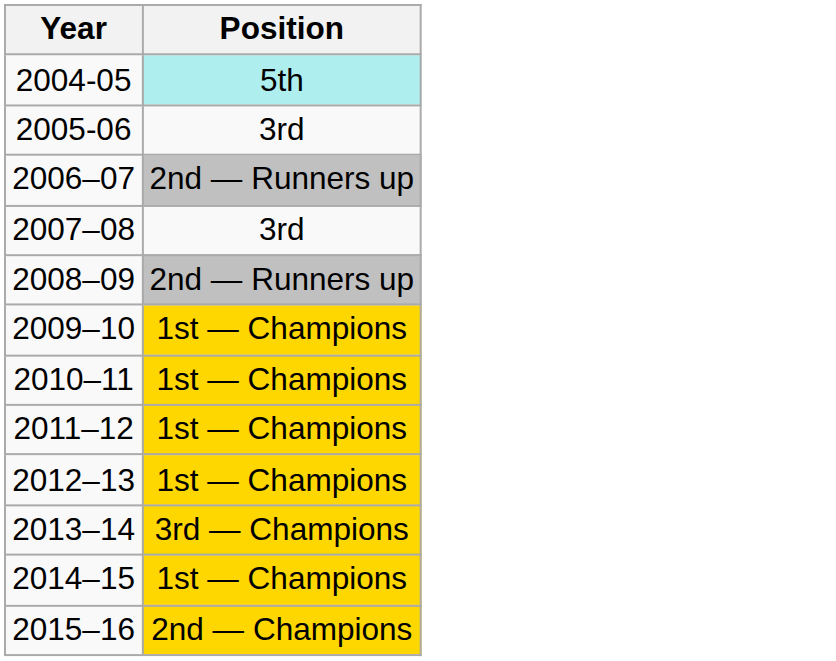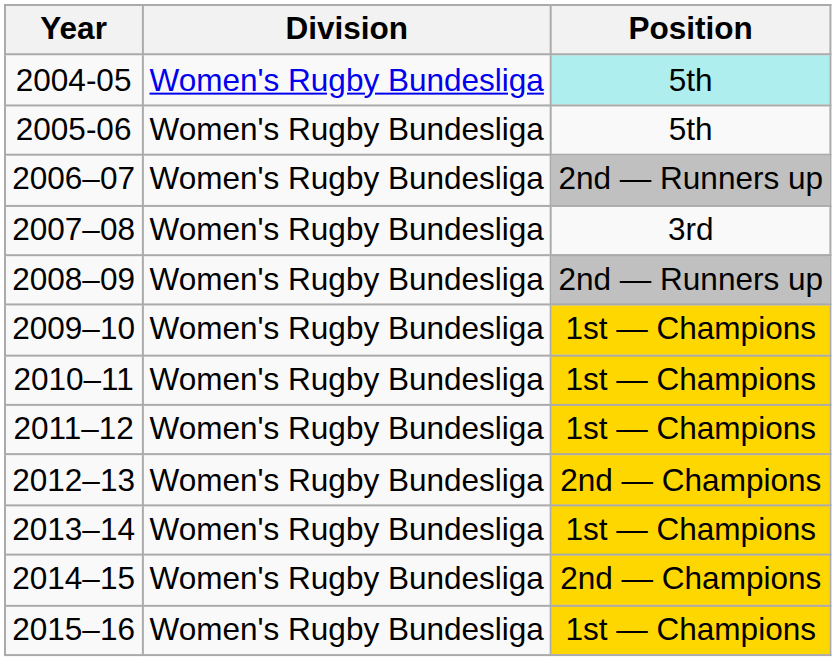+ column: (347, 29)
(282, 129) 3rd -> (691, 129) 5th
(282, 479) 1st — Champions -> (691, 479) 2nd — Champions
(282, 529) 3rd — Champions -> (691, 529) 1st — Champions
(282, 579) 1st — Champions -> (691, 579) 2nd — Champions
(282, 629) 2nd — Champions -> (691, 629) 1st — Champions
